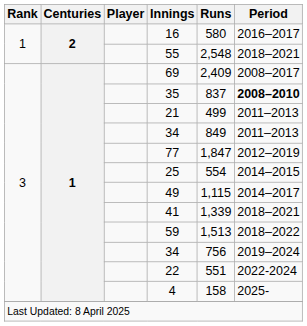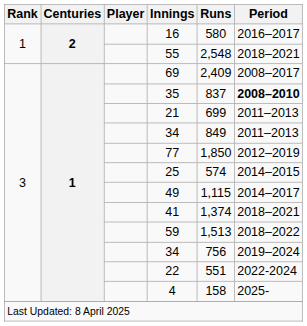(216, 113) 499 -> (216, 113) 699
(216, 152) 1,847 -> (216, 152) 1,850
(216, 172) 554 -> (216, 172) 574
(216, 212) 1,339 -> (216, 212) 1,374
